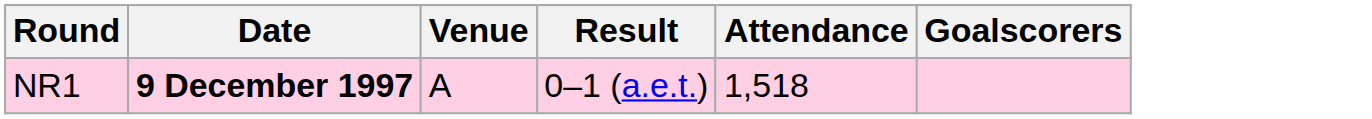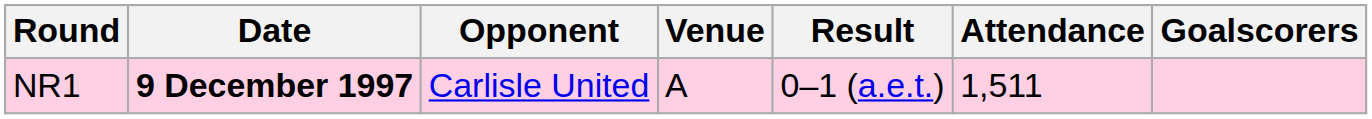+ column: (539, 31)
(766, 85) 1,518 -> (1001, 85) 1,511
